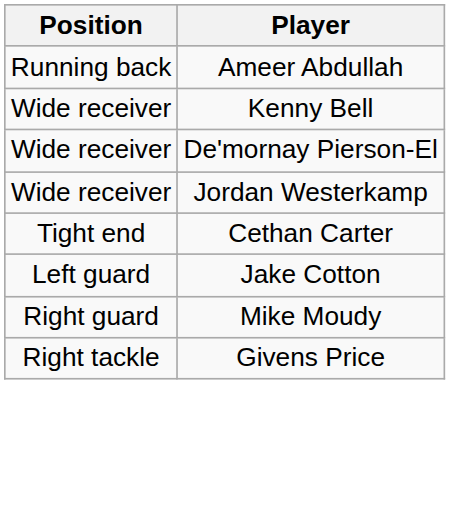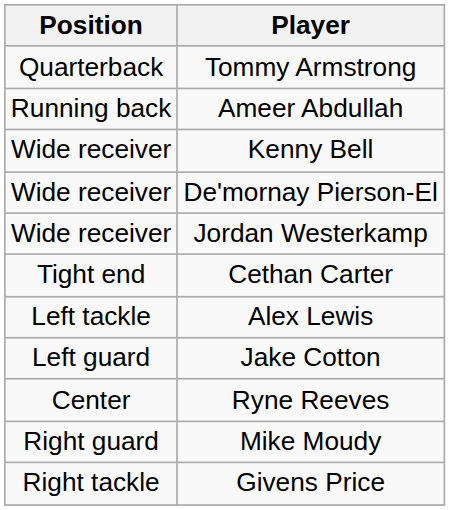+ row: (311, 66)
+ row: (311, 316)
+ row: (311, 399)
